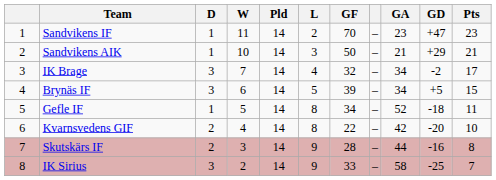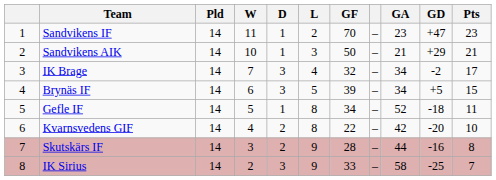columns swapped: (279, 14) <-> (211, 14)
